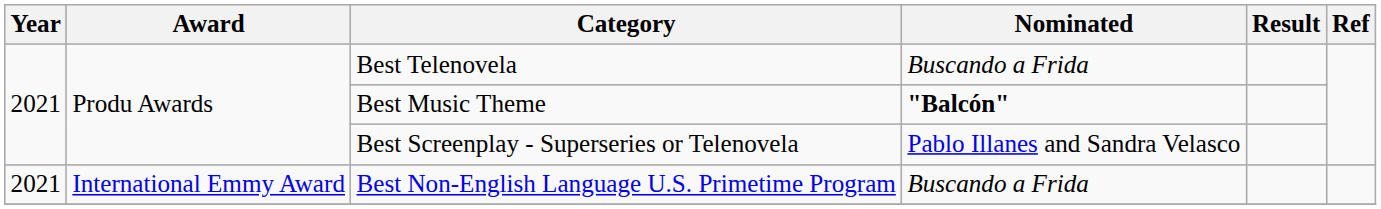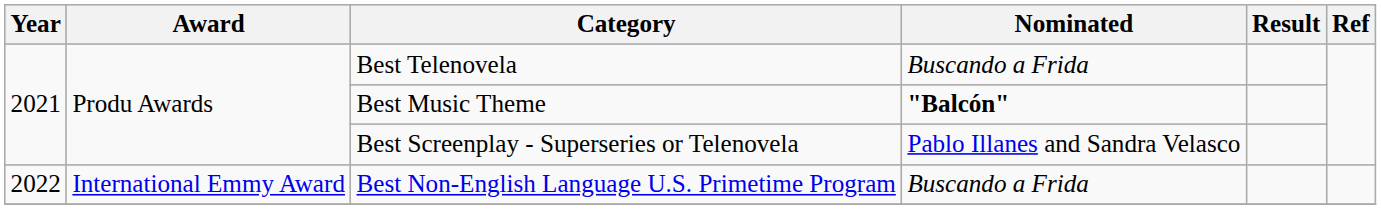(36, 183) 2021 -> (36, 183) 2022
